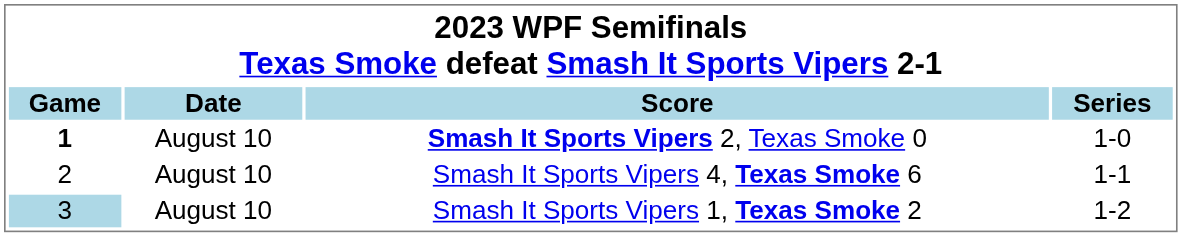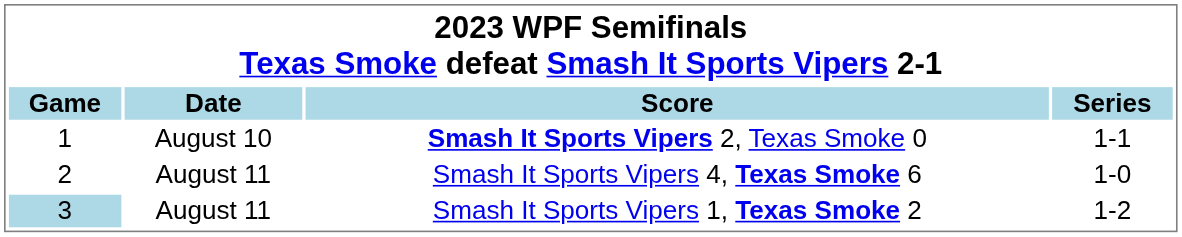(65, 138) bold -> (65, 138) normal
(1112, 138) 1-0 -> (1112, 138) 1-1
(213, 174) August 10 -> (213, 174) August 11
(1112, 174) 1-1 -> (1112, 174) 1-0
(213, 210) August 10 -> (213, 210) August 11
